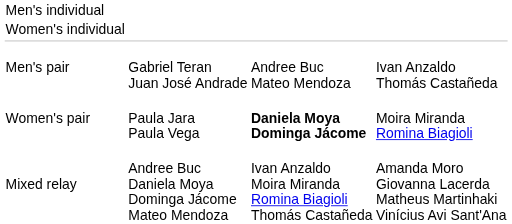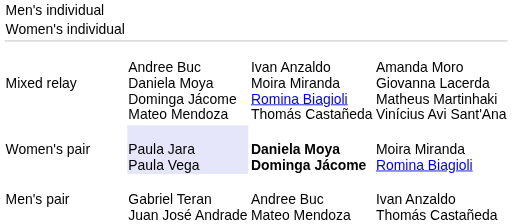rows swapped: (38, 67) <-> (41, 184)
(164, 126) no background -> (164, 157) lavender background
